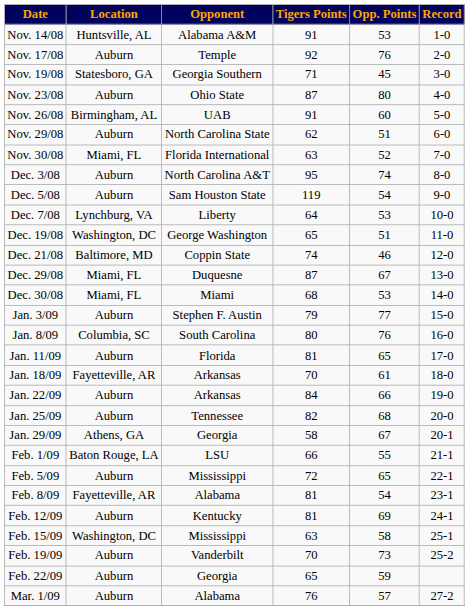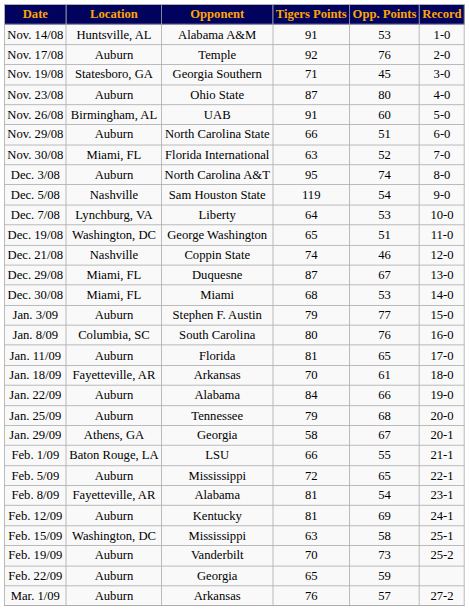(311, 134) 62 -> (311, 134) 66
(114, 194) Auburn -> (114, 194) Nashville
(114, 255) Baltimore, MD -> (114, 255) Nashville
(217, 395) Arkansas -> (217, 395) Alabama
(311, 415) 82 -> (311, 415) 79
(217, 595) Alabama -> (217, 595) Arkansas
